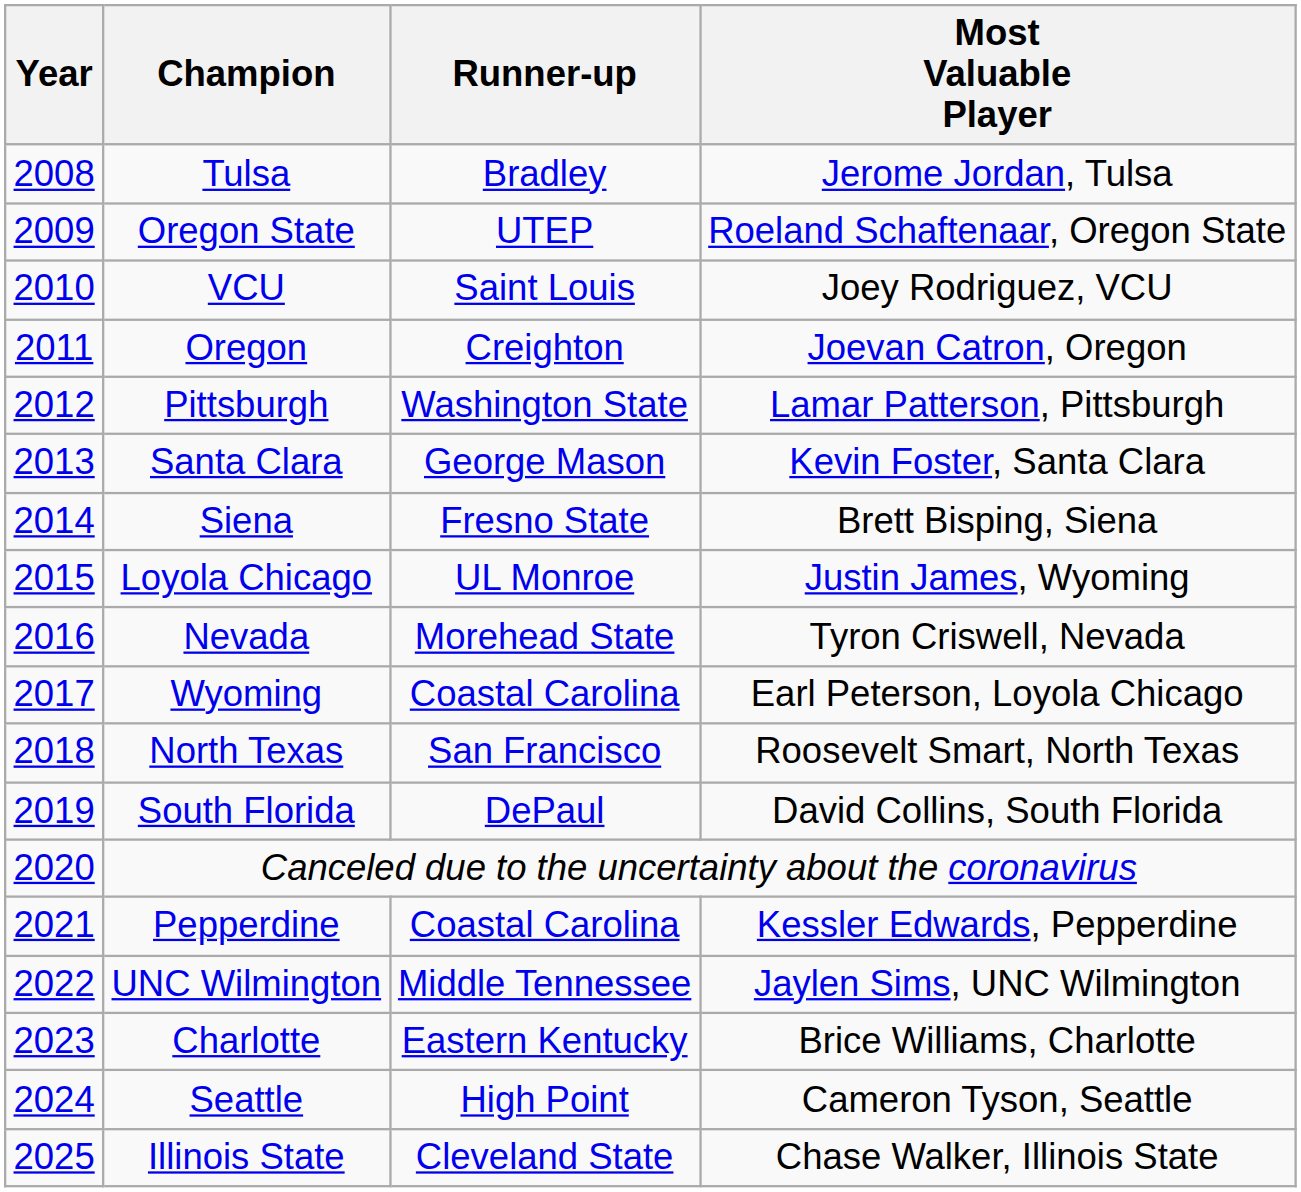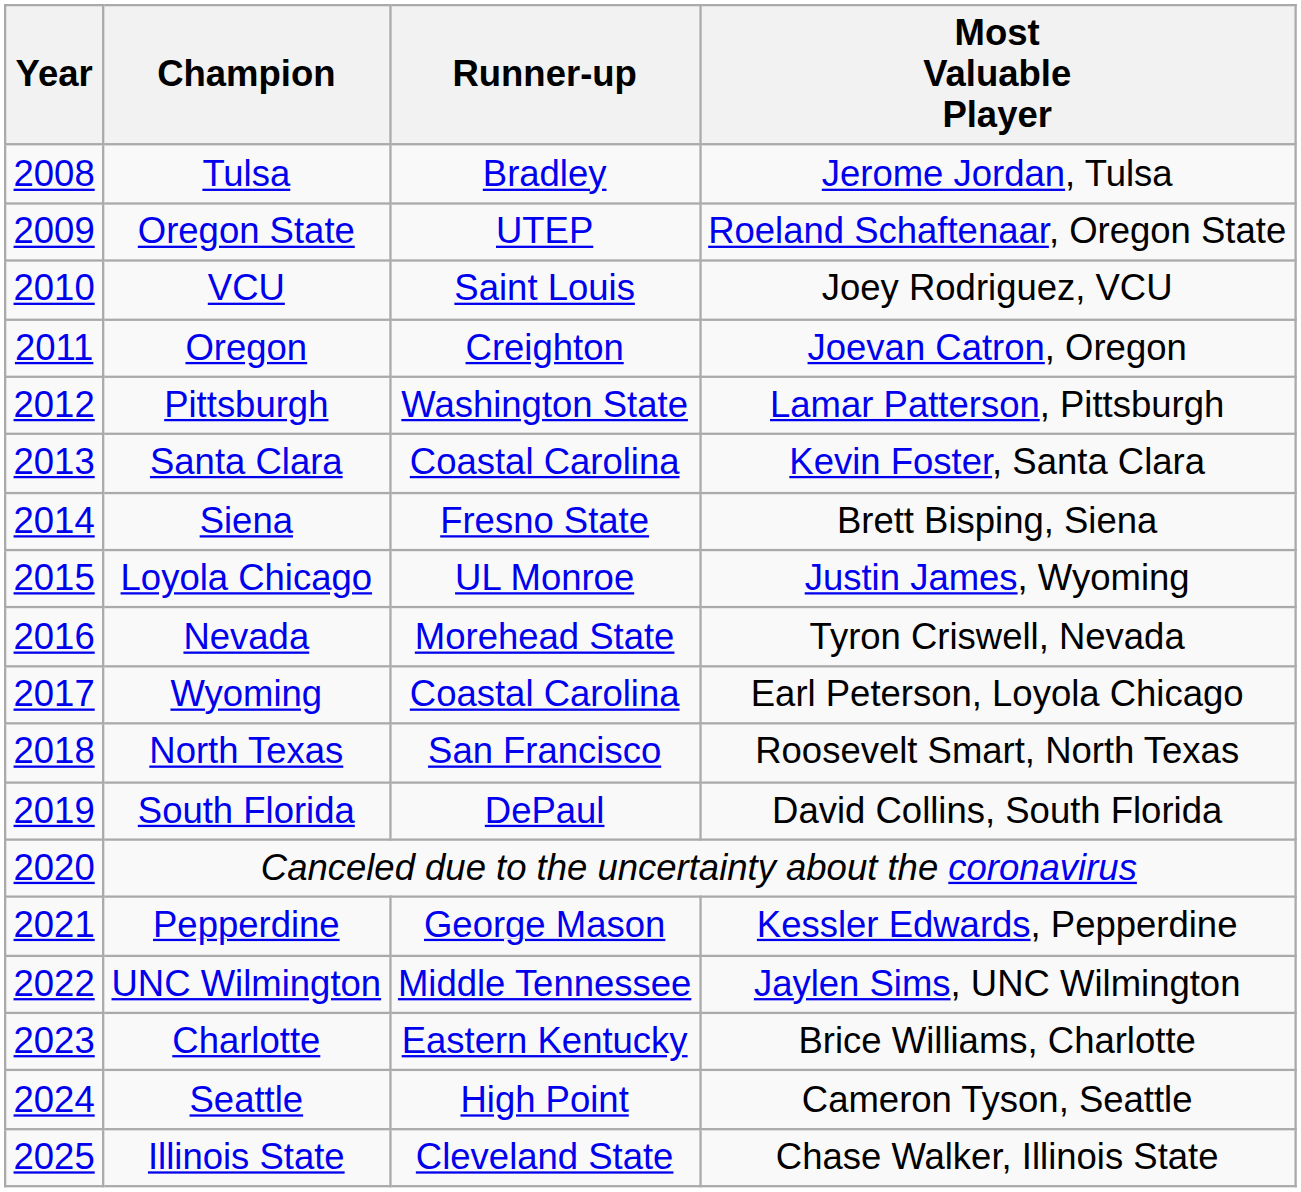(545, 462) George Mason -> (545, 462) Coastal Carolina
(545, 925) Coastal Carolina -> (545, 925) George Mason
